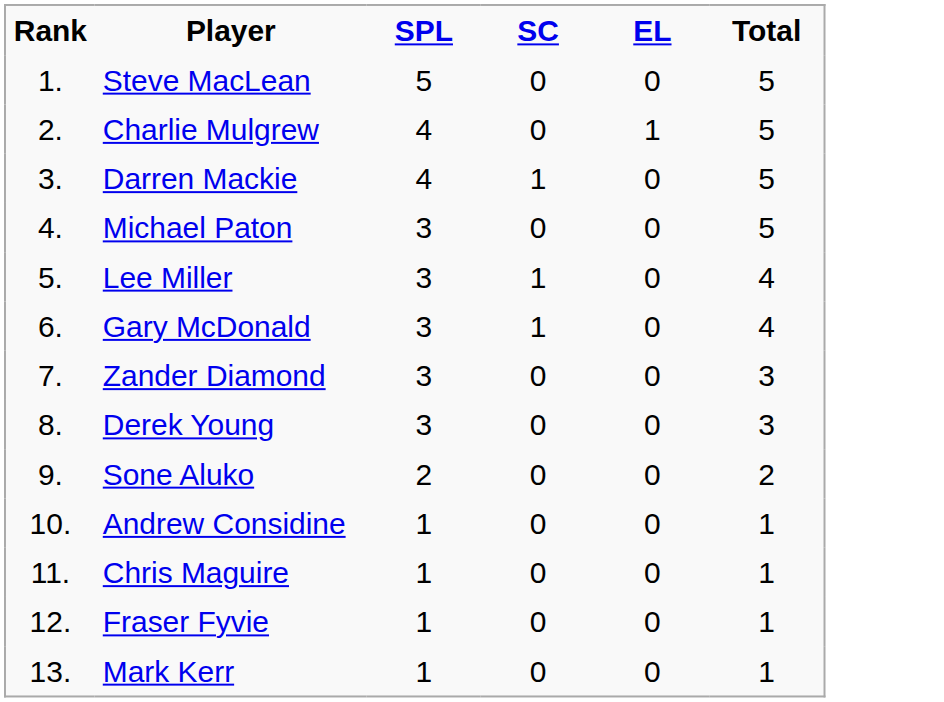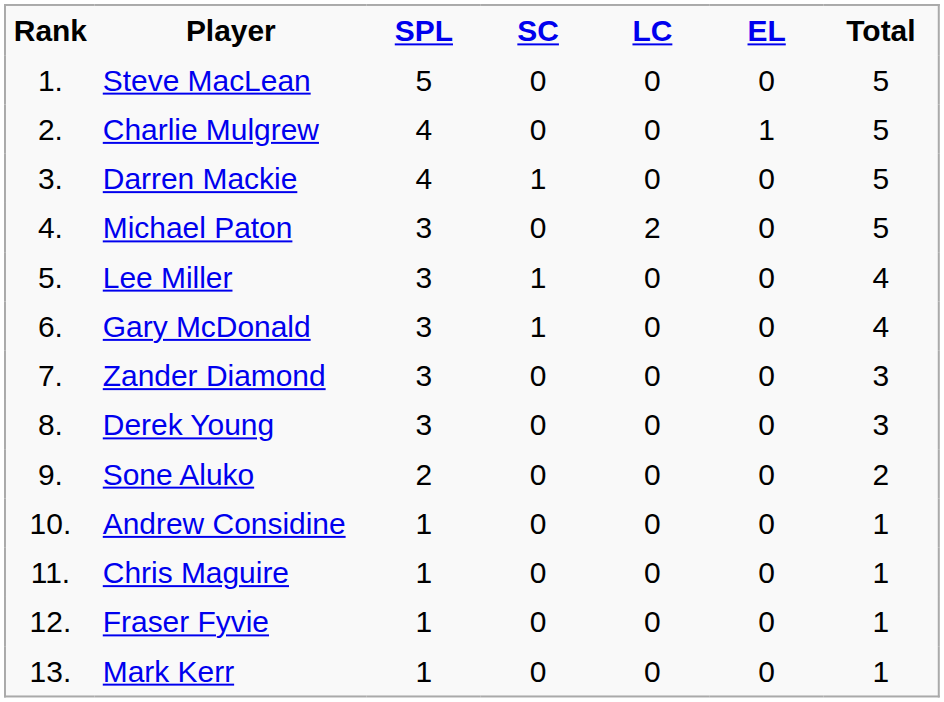+ column: (652, 31)
